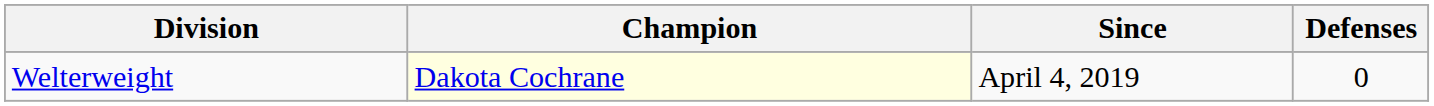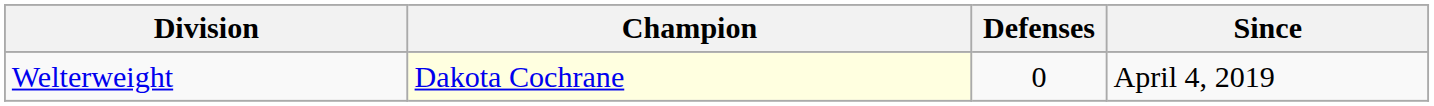columns swapped: (1133, 28) <-> (1361, 28)
